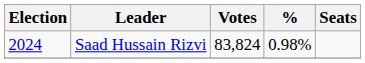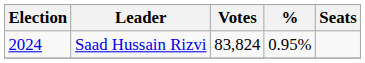(290, 44) 0.98% -> (290, 44) 0.95%
